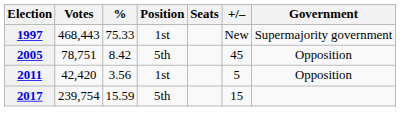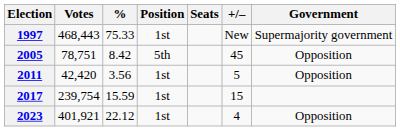(162, 95) 5th -> (162, 95) 1st
+ row: (30, 116)
